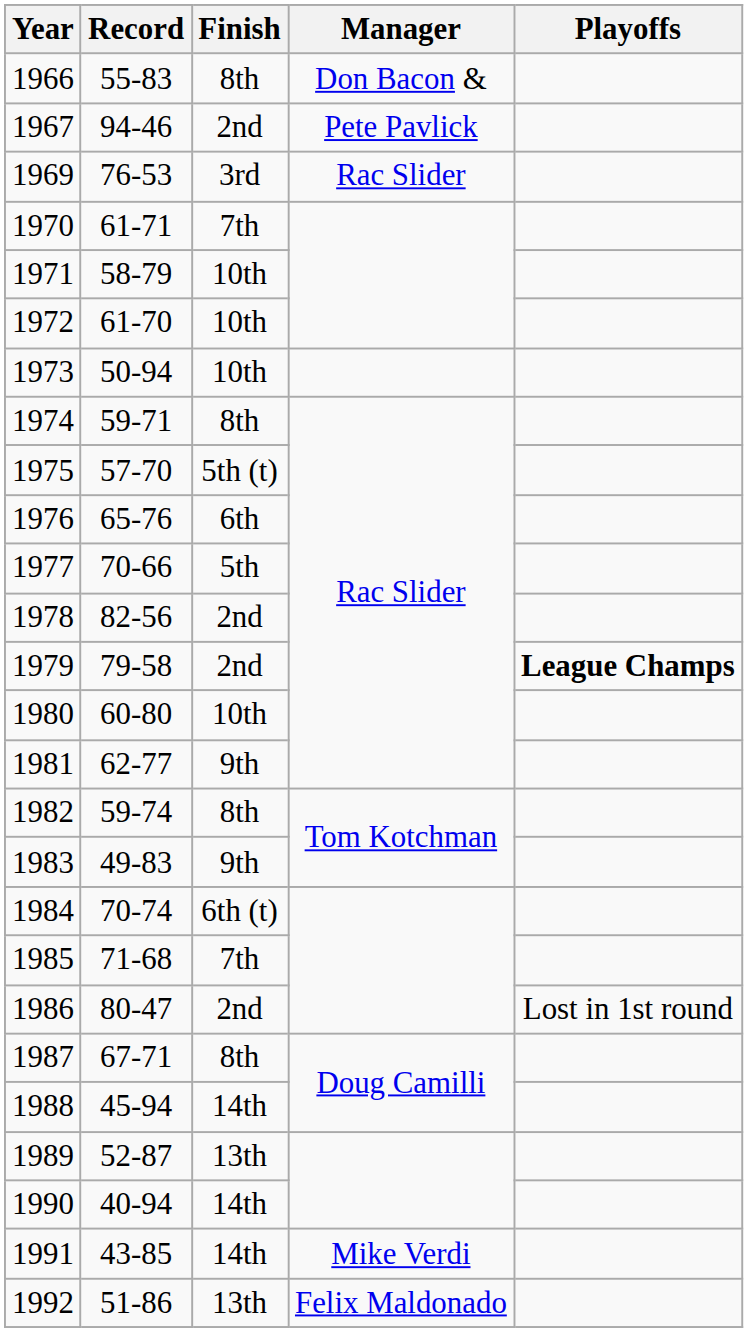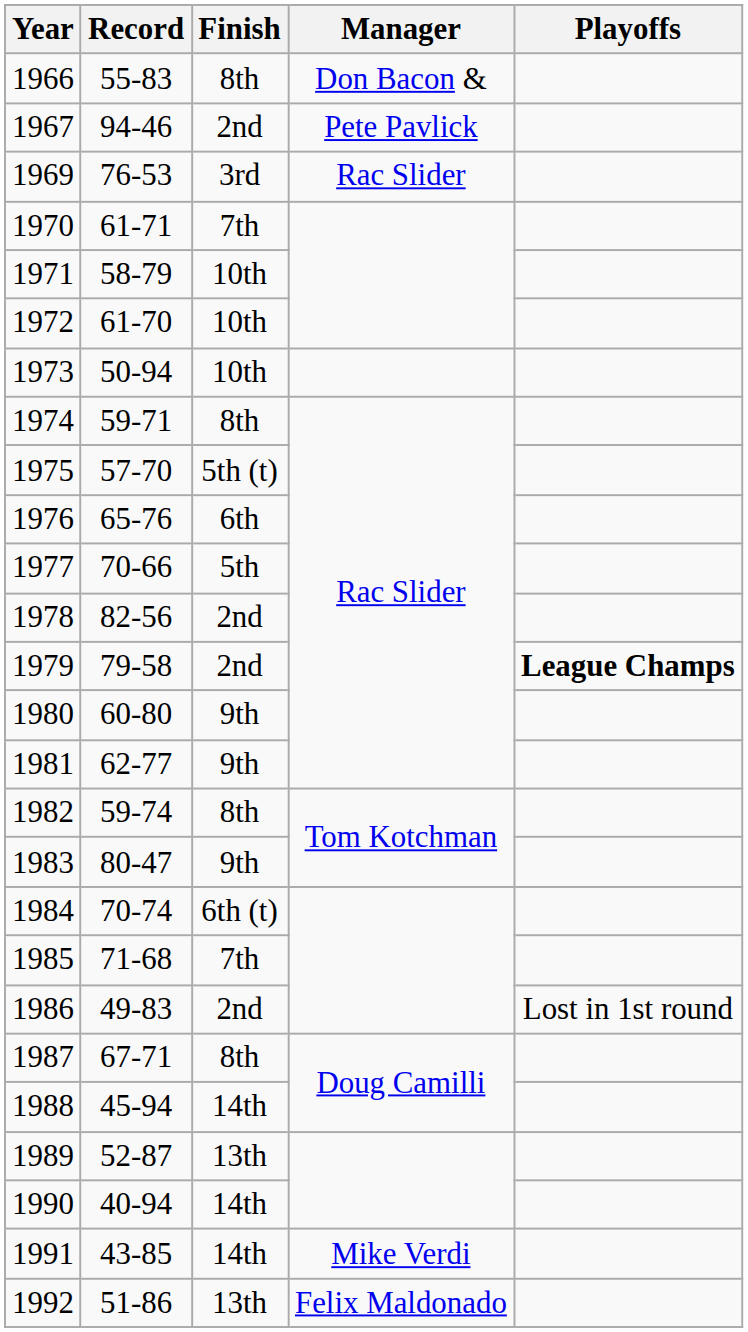(240, 714) 10th -> (240, 714) 9th
(136, 861) 49-83 -> (136, 861) 80-47
(136, 1008) 80-47 -> (136, 1008) 49-83
